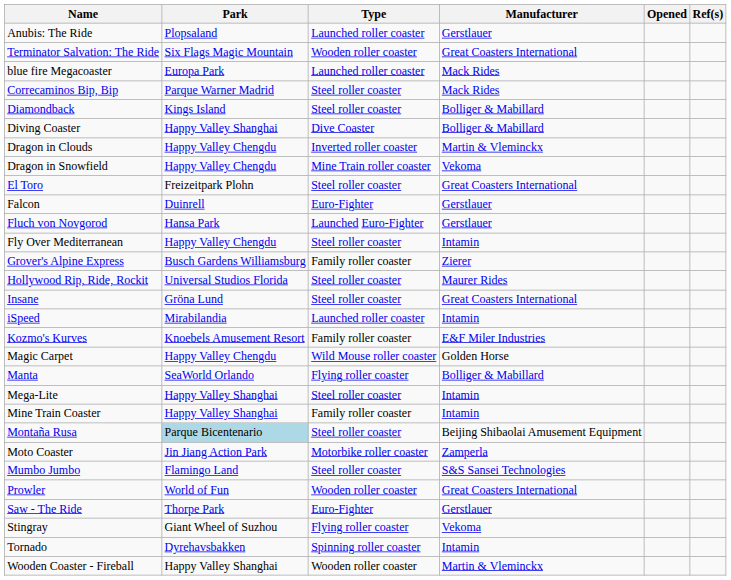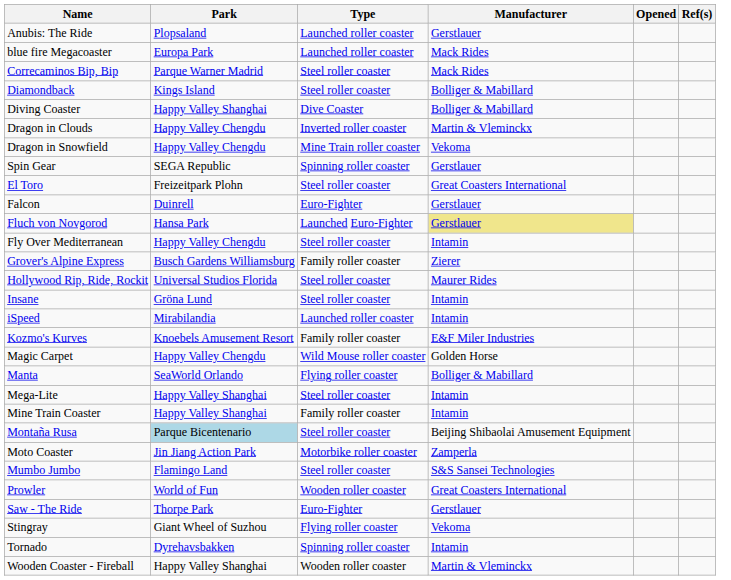- row: (83, 52)
+ row: (31, 166)
(467, 223) no background -> (456, 223) khaki background
(509, 299) Great Coasters International -> (450, 299) Intamin
